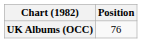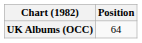(116, 29) 76 -> (116, 29) 64
